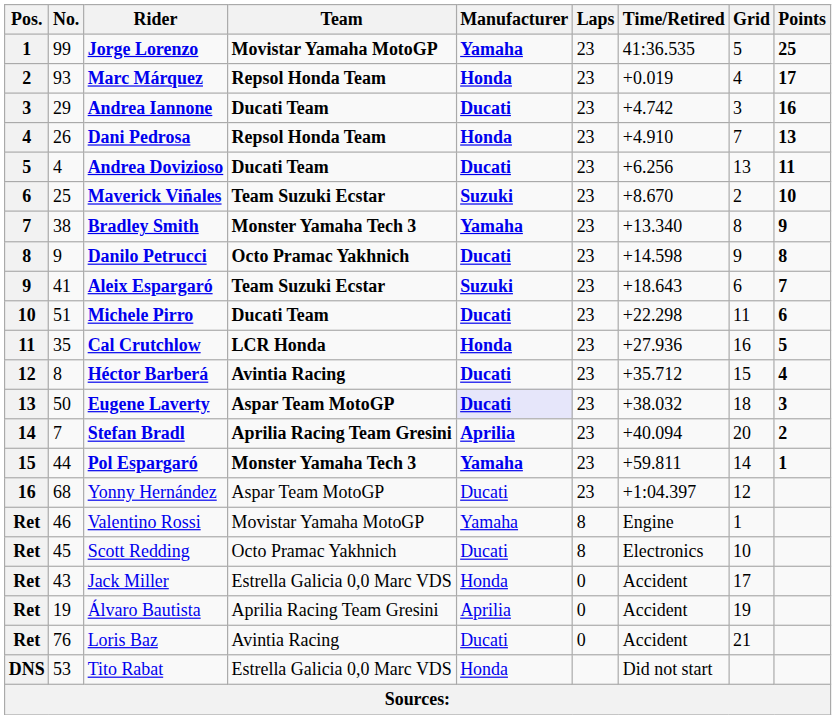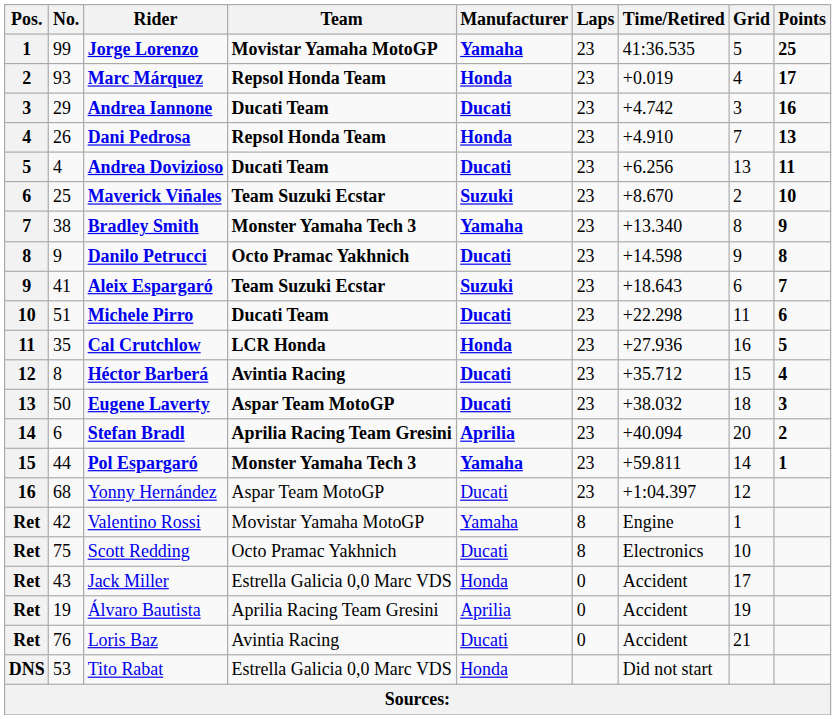(486, 403) lavender background -> (486, 403) no background
(57, 433) 7 -> (57, 433) 6
(62, 522) 46 -> (62, 522) 42
(62, 551) 45 -> (62, 551) 75
